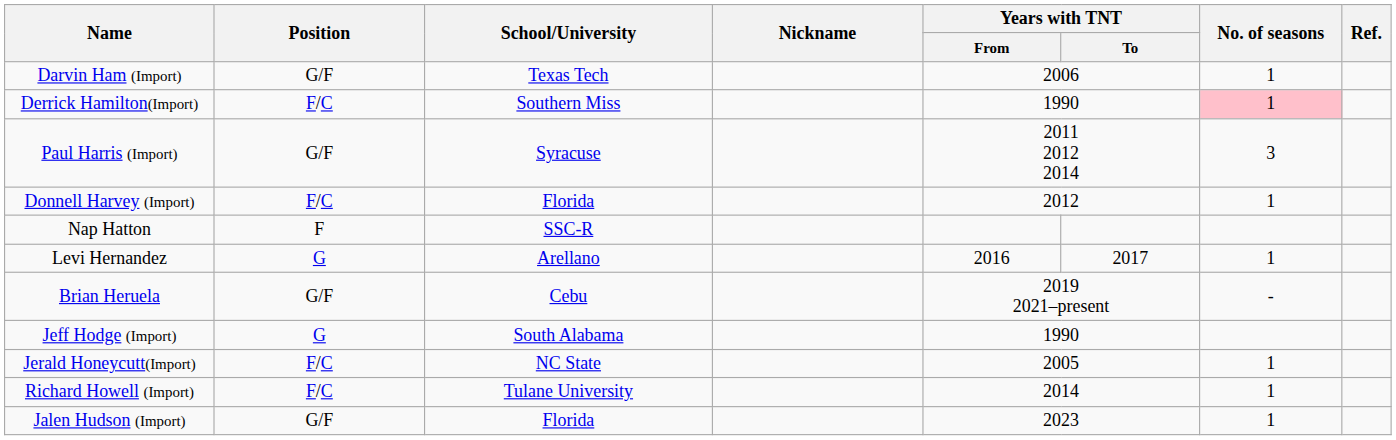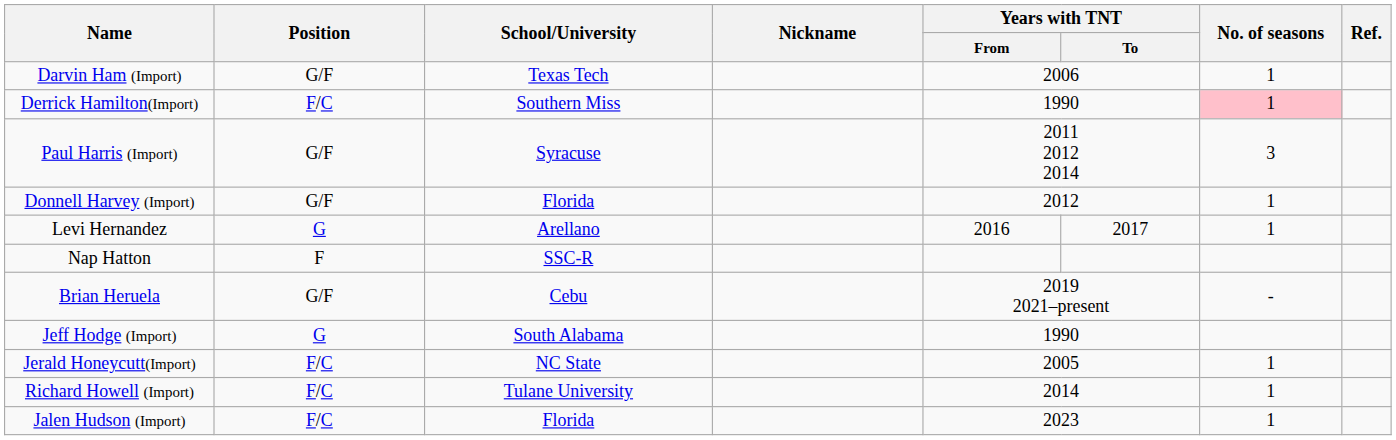(319, 201) F/C -> (319, 201) G/F
rows swapped: (109, 229) <-> (109, 257)
(319, 420) G/F -> (319, 420) F/C
